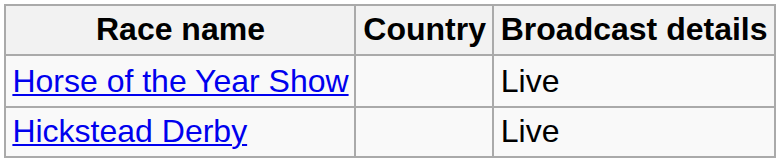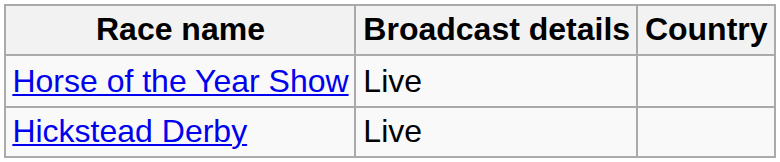columns swapped: (425, 29) <-> (634, 29)
